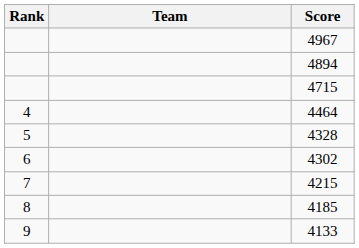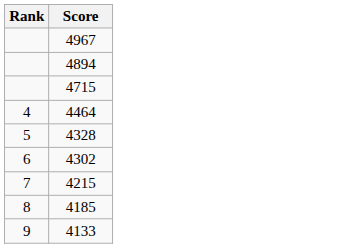- column: (170, 16)
